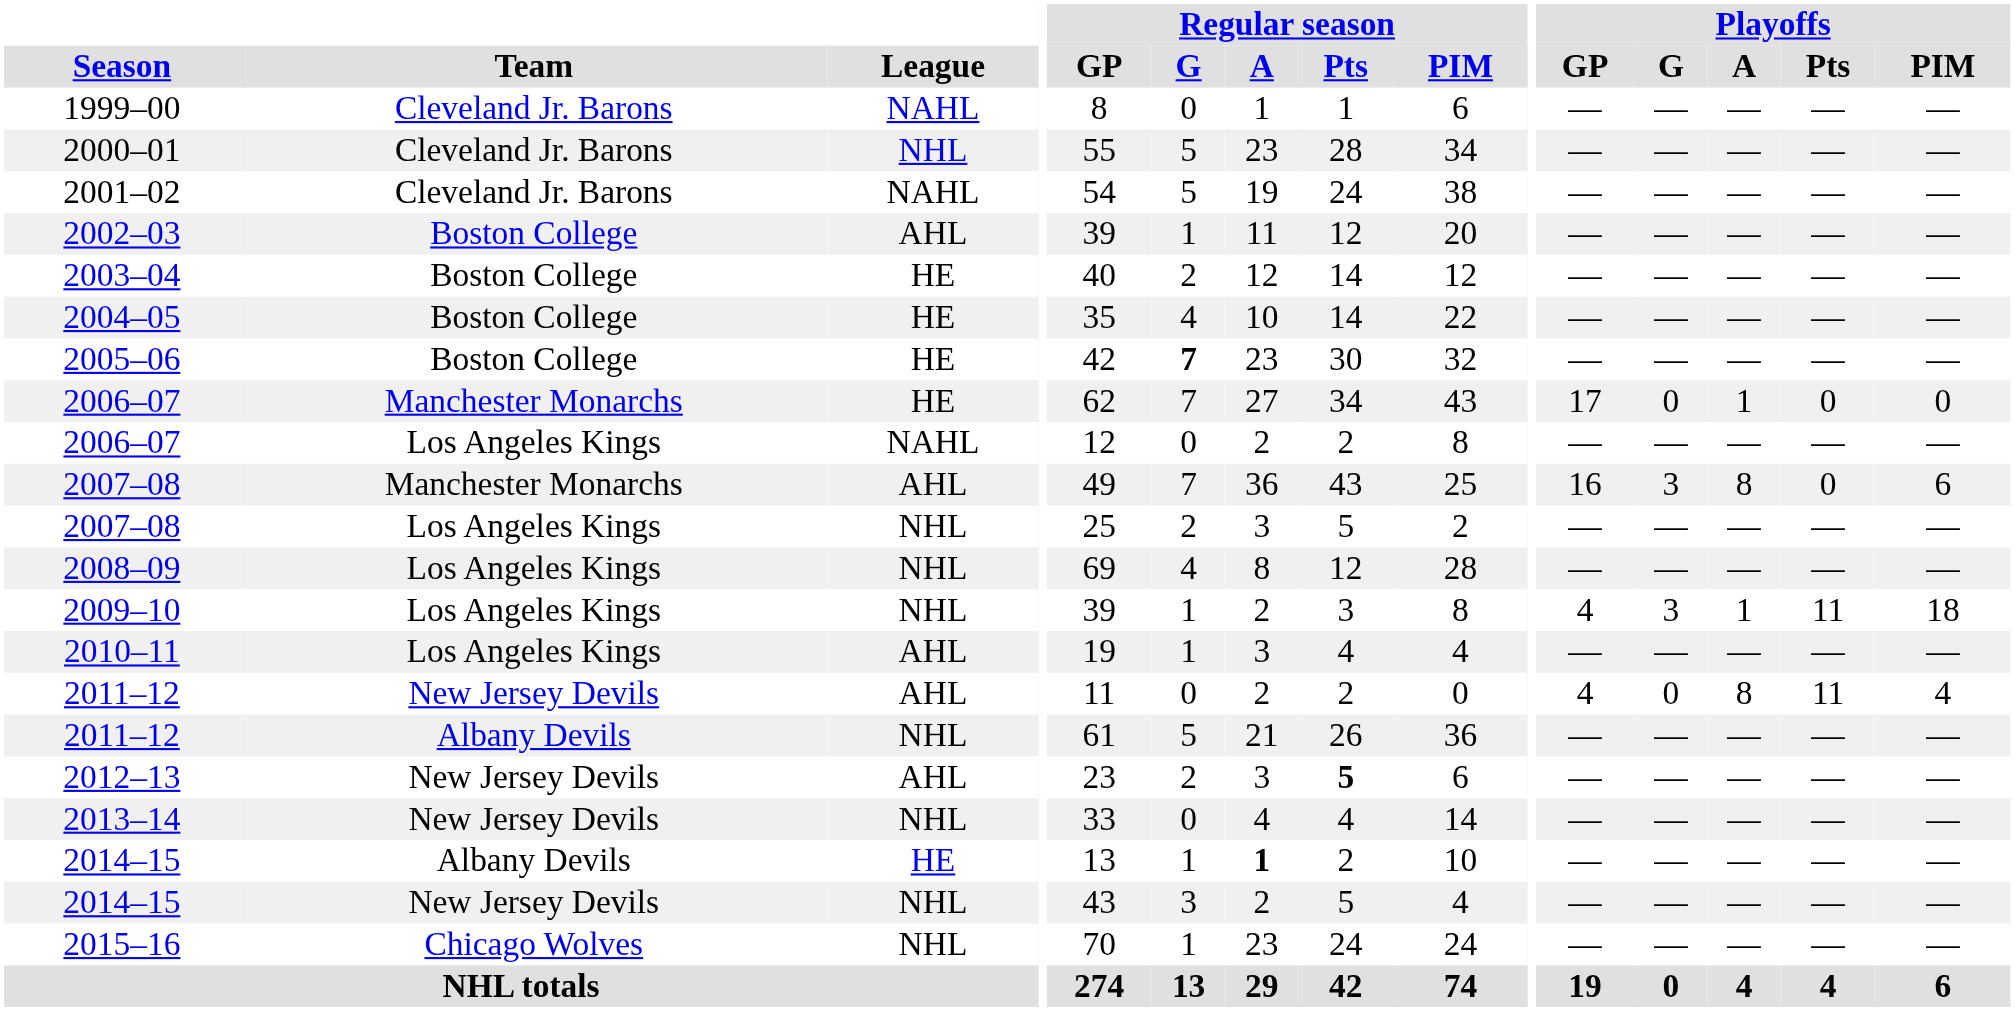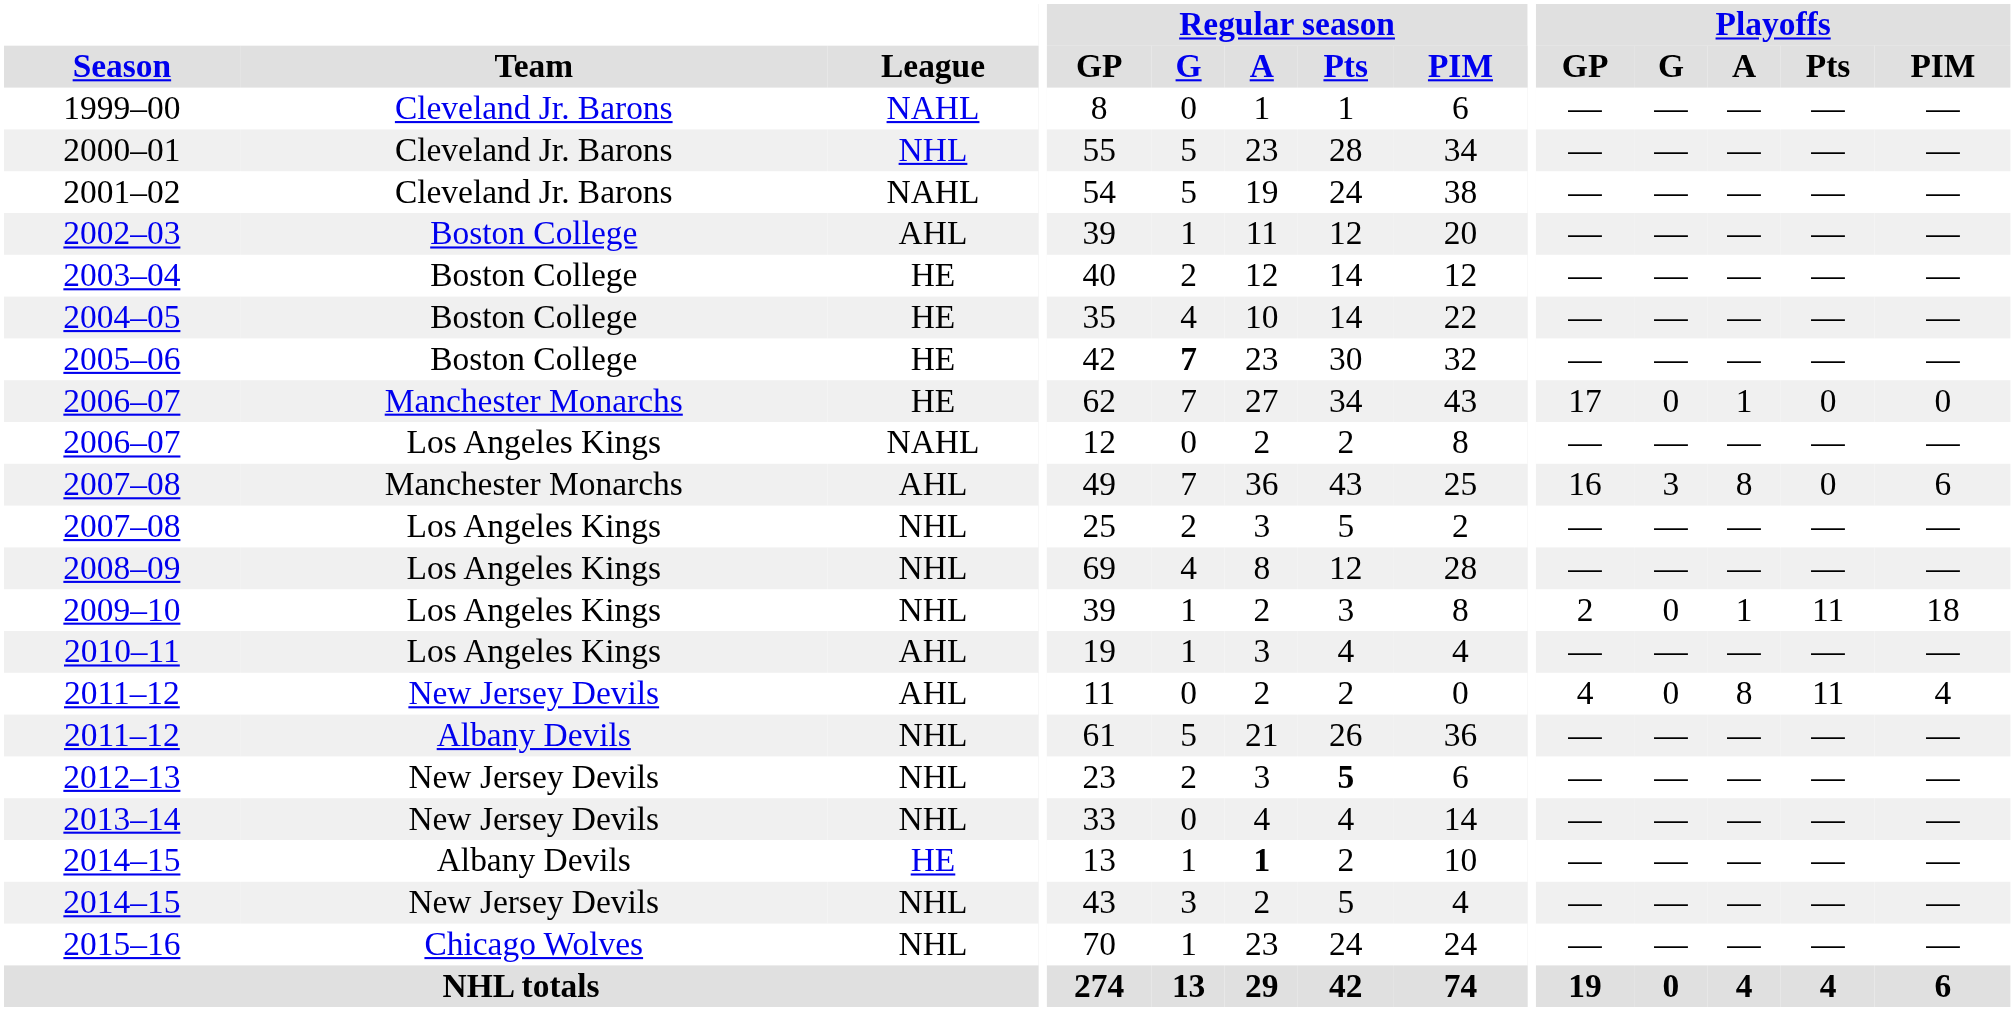(1585, 609) 4 -> (1585, 609) 2
(1671, 609) 3 -> (1671, 609) 0
(933, 776) AHL -> (933, 776) NHL
